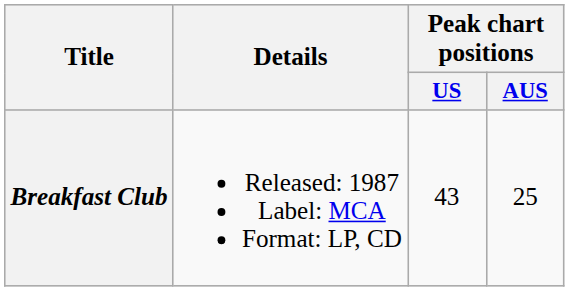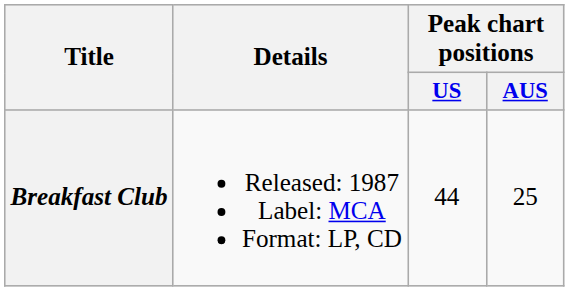(447, 197) 43 -> (447, 197) 44
